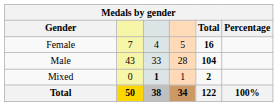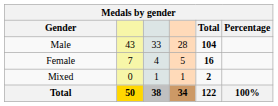rows swapped: (61, 60) <-> (61, 44)
(156, 76) bold -> (156, 76) normal
